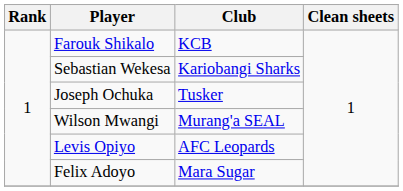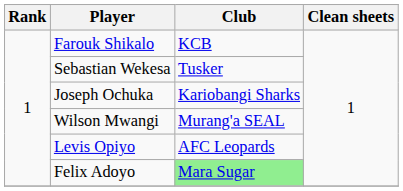(239, 69) Kariobangi Sharks -> (200, 69) Tusker
(200, 95) Tusker -> (239, 95) Kariobangi Sharks
(216, 172) no background -> (216, 172) lightgreen background
